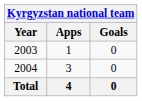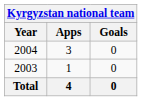rows swapped: (26, 50) <-> (26, 68)
